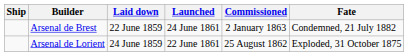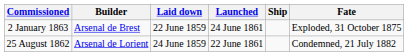columns swapped: (16, 12) <-> (256, 12)
(344, 28) Condemned, 21 July 1882 -> (347, 28) Exploded, 31 October 1875
(347, 43) Exploded, 31 October 1875 -> (344, 43) Condemned, 21 July 1882
